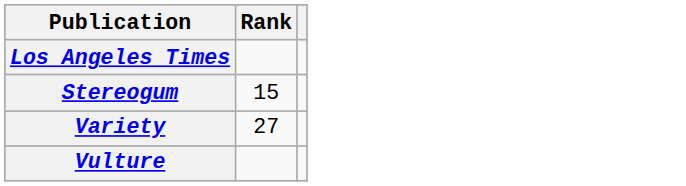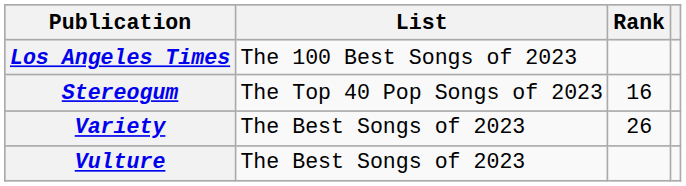+ column: (422, 22)
(266, 93) 15 -> (639, 93) 16
(266, 128) 27 -> (639, 128) 26
